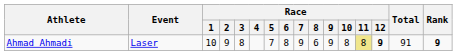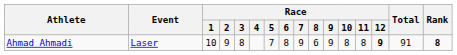(363, 42) khaki background -> (363, 42) no background
(437, 42) 9 -> (437, 42) 8
